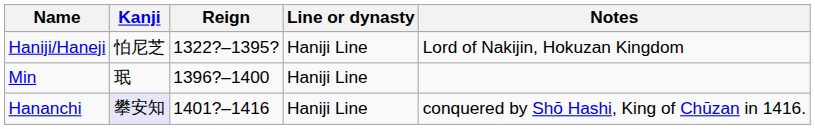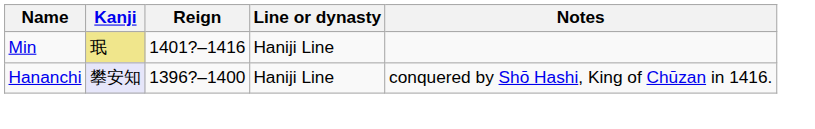- row: (57, 47)
(122, 77) no background -> (98, 46) khaki background
(221, 77) 1396?–1400 -> (197, 47) 1401?–1416
(221, 108) 1401?–1416 -> (197, 77) 1396?–1400
